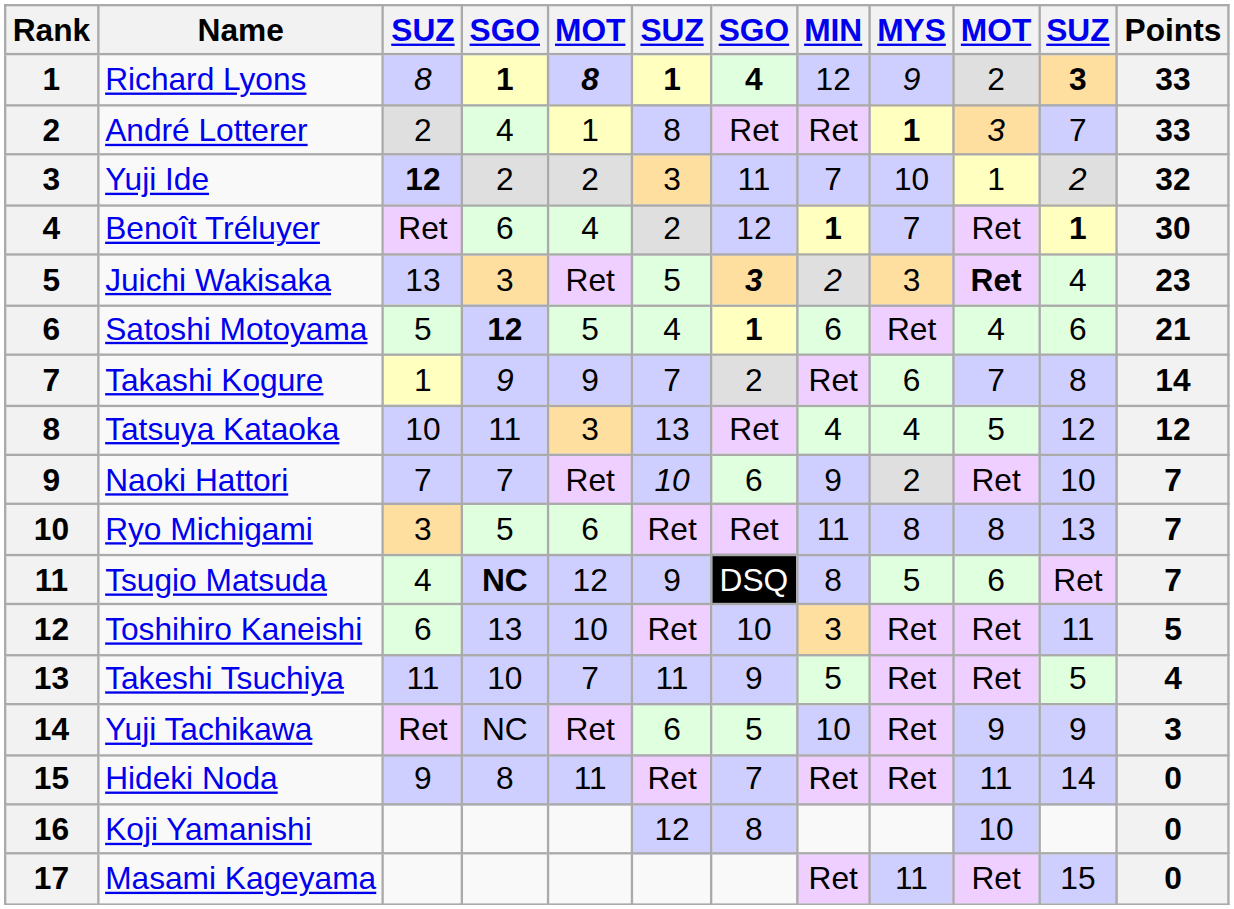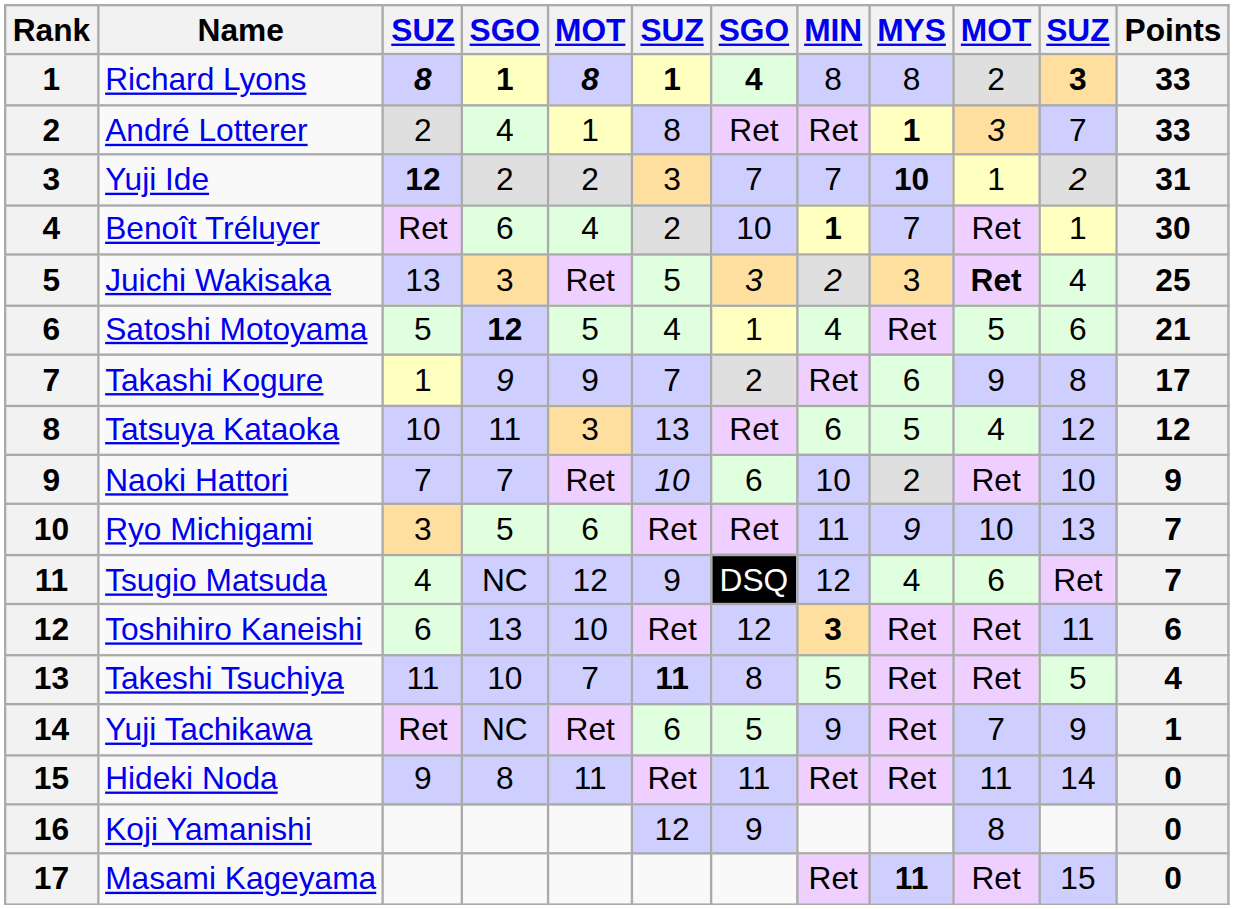(423, 80) normal -> (423, 80) bold
(833, 80) 12 -> (833, 80) 8
(912, 80) 9 -> (912, 80) 8
(754, 180) 11 -> (754, 180) 7
(912, 180) normal -> (912, 180) bold
(1173, 180) 32 -> (1173, 180) 31
(754, 230) 12 -> (754, 230) 10
(1078, 230) bold -> (1078, 230) normal
(754, 279) bold -> (754, 279) normal
(1173, 279) 23 -> (1173, 279) 25
(754, 329) bold -> (754, 329) normal
(833, 329) 6 -> (833, 329) 4
(996, 329) 4 -> (996, 329) 5
(996, 379) 7 -> (996, 379) 9
(1173, 379) 14 -> (1173, 379) 17
(833, 429) 4 -> (833, 429) 6
(912, 429) 4 -> (912, 429) 5
(996, 429) 5 -> (996, 429) 4
(833, 479) 9 -> (833, 479) 10
(1173, 479) 7 -> (1173, 479) 9
(912, 529) 8 -> (912, 529) 9
(996, 529) 8 -> (996, 529) 10
(505, 579) bold -> (505, 579) normal
(833, 579) 8 -> (833, 579) 12
(912, 579) 5 -> (912, 579) 4
(754, 629) 10 -> (754, 629) 12
(833, 629) normal -> (833, 629) bold
(1173, 629) 5 -> (1173, 629) 6
(672, 679) normal -> (672, 679) bold
(754, 679) 9 -> (754, 679) 8
(833, 729) 10 -> (833, 729) 9
(996, 729) 9 -> (996, 729) 7
(1173, 729) 3 -> (1173, 729) 1
(754, 779) 7 -> (754, 779) 11
(754, 829) 8 -> (754, 829) 9
(996, 829) 10 -> (996, 829) 8
(912, 879) normal -> (912, 879) bold
